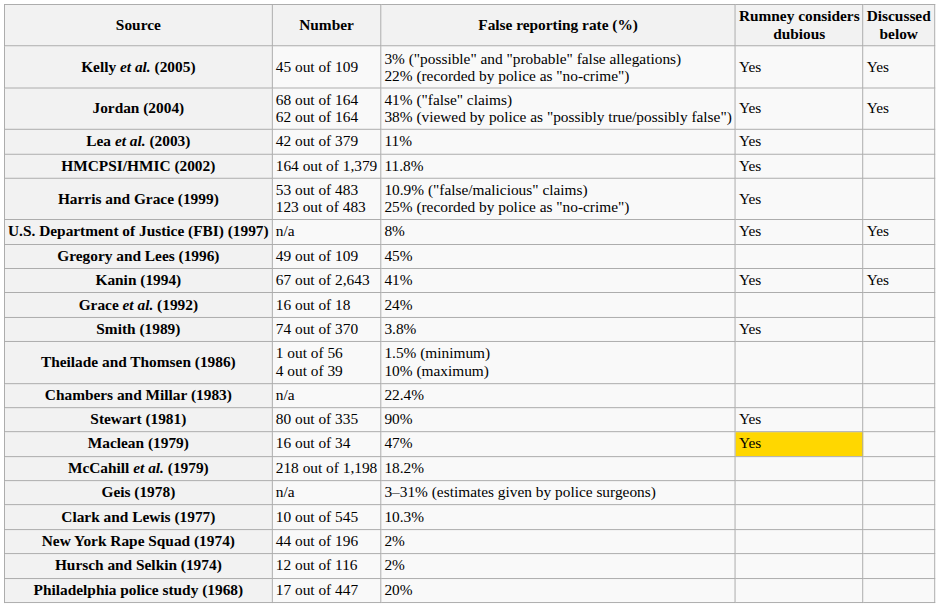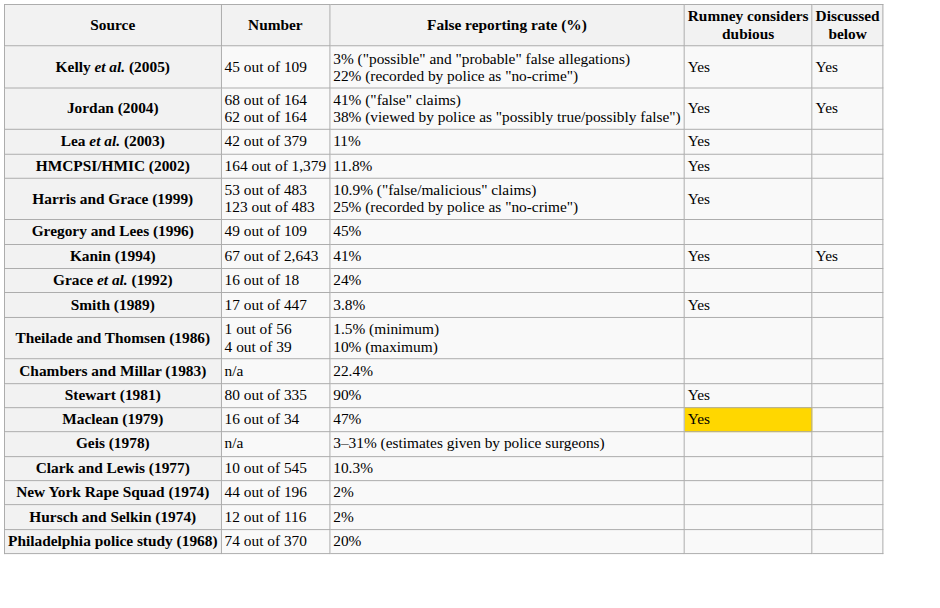- row: (138, 231)
(317, 329) 74 out of 370 -> (266, 305) 17 out of 447
- row: (138, 468)
(317, 590) 17 out of 447 -> (266, 541) 74 out of 370
